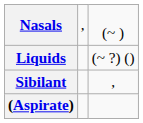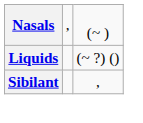- row: (41, 105)
